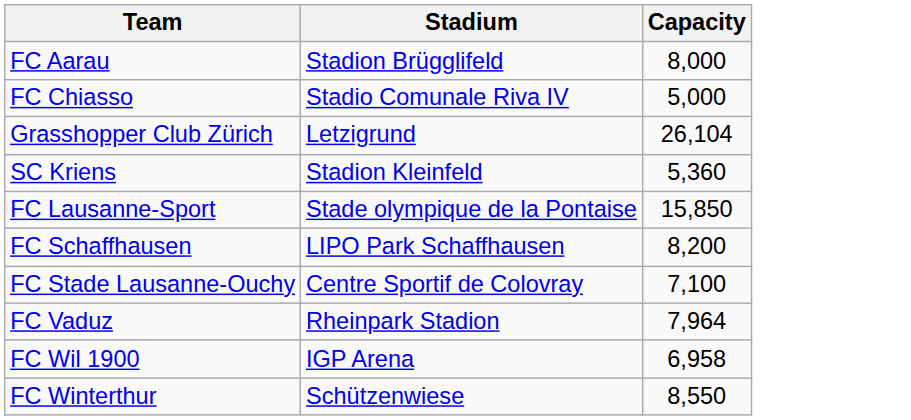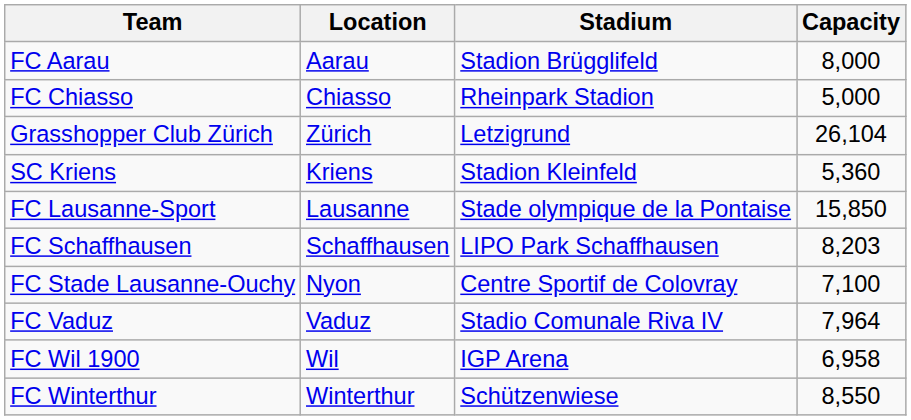+ column: (378, 23)
(437, 97) Stadio Comunale Riva IV -> (557, 97) Rheinpark Stadion
(697, 246) 8,200 -> (851, 246) 8,203
(403, 321) Rheinpark Stadion -> (592, 321) Stadio Comunale Riva IV
